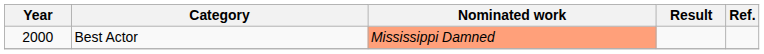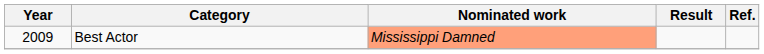(38, 37) 2000 -> (38, 37) 2009
